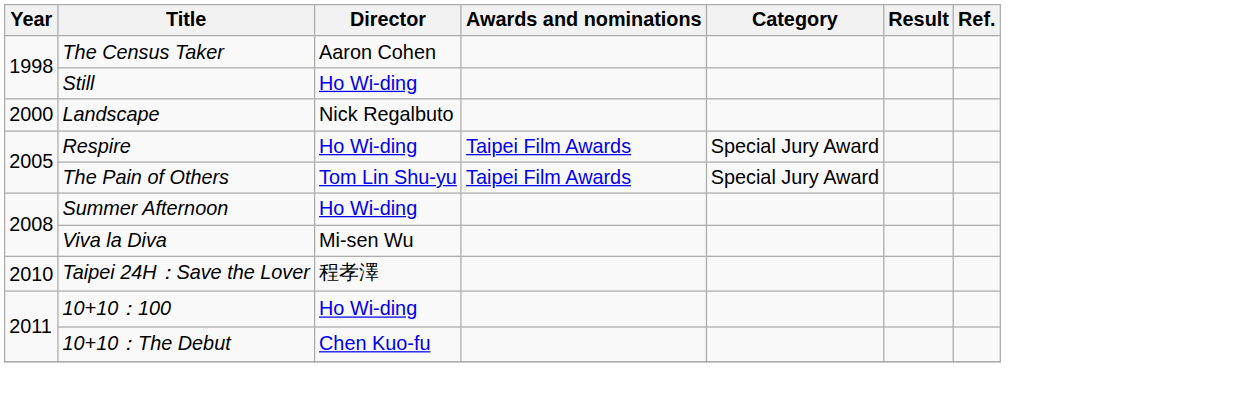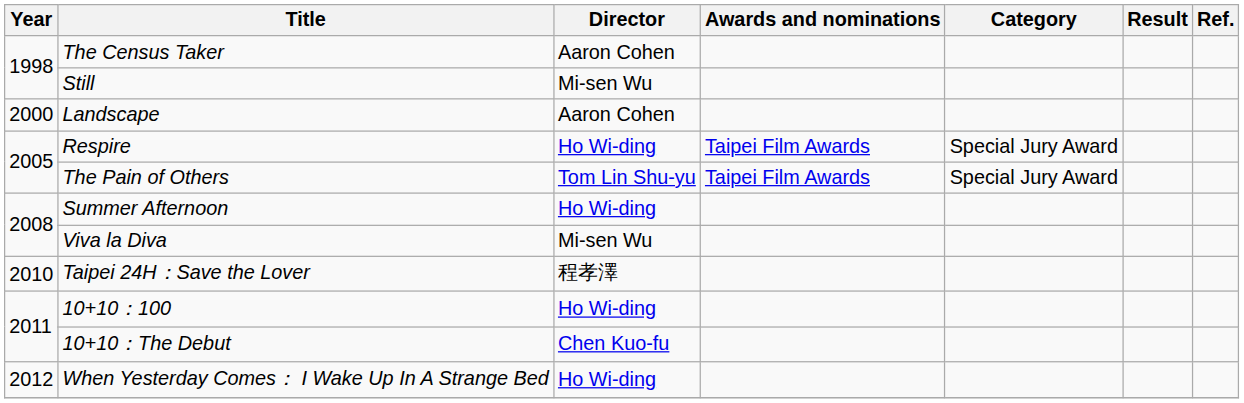(368, 83) Ho Wi-ding -> (605, 83) Mi-sen Wu
(386, 114) Nick Regalbuto -> (616, 114) Aaron Cohen
+ row: (306, 378)
